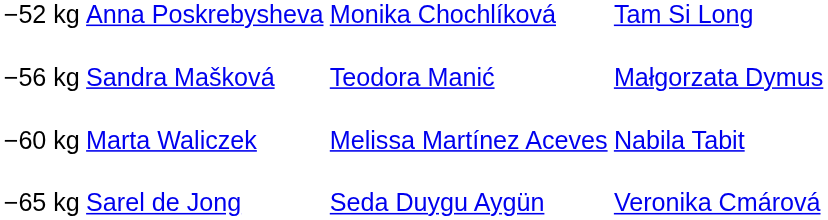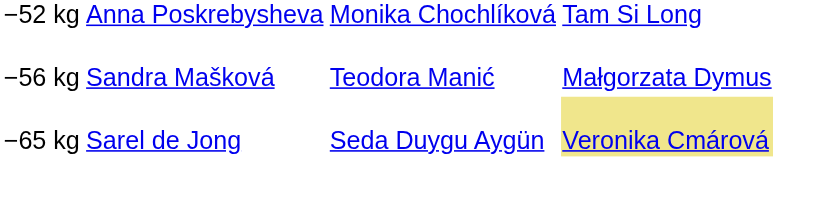- row: (42, 140)
(717, 203) no background -> (666, 140) khaki background
